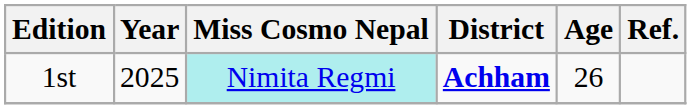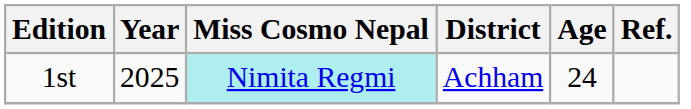(496, 77) bold -> (493, 77) normal
(589, 77) 26 -> (582, 77) 24
